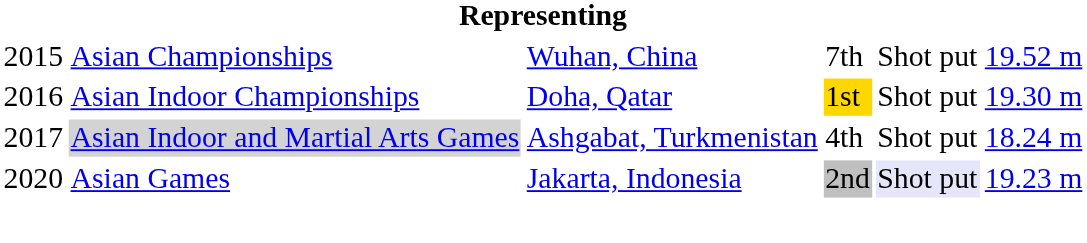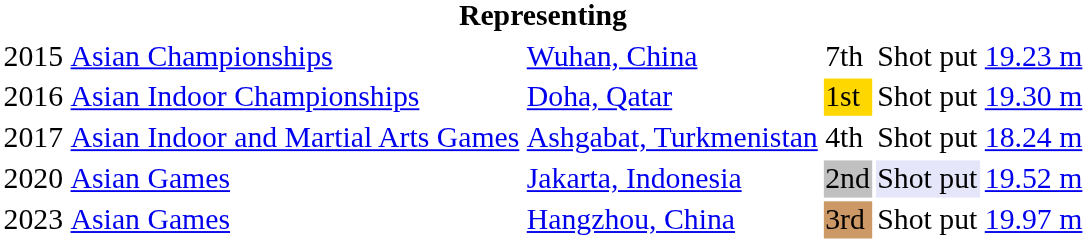(1034, 55) 19.52 m -> (1034, 55) 19.23 m
(295, 137) lightgrey background -> (295, 137) no background
(1034, 178) 19.23 m -> (1034, 178) 19.52 m
+ row: (631, 219)
